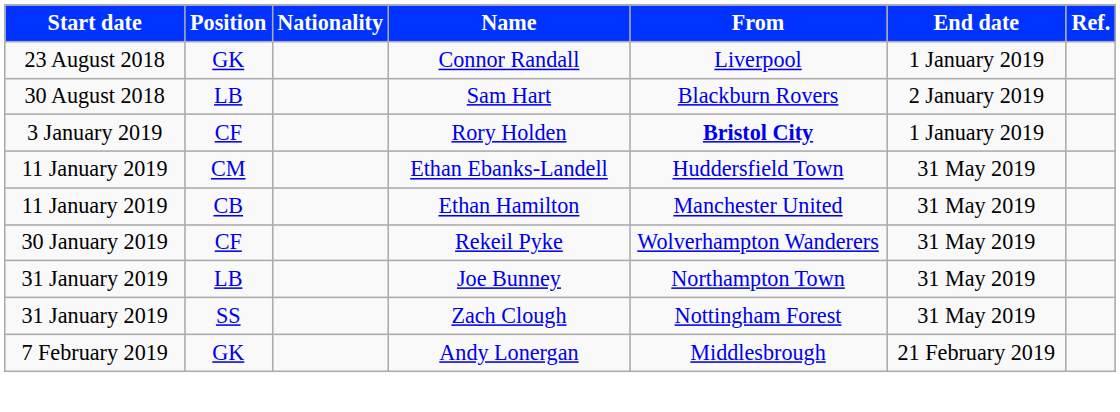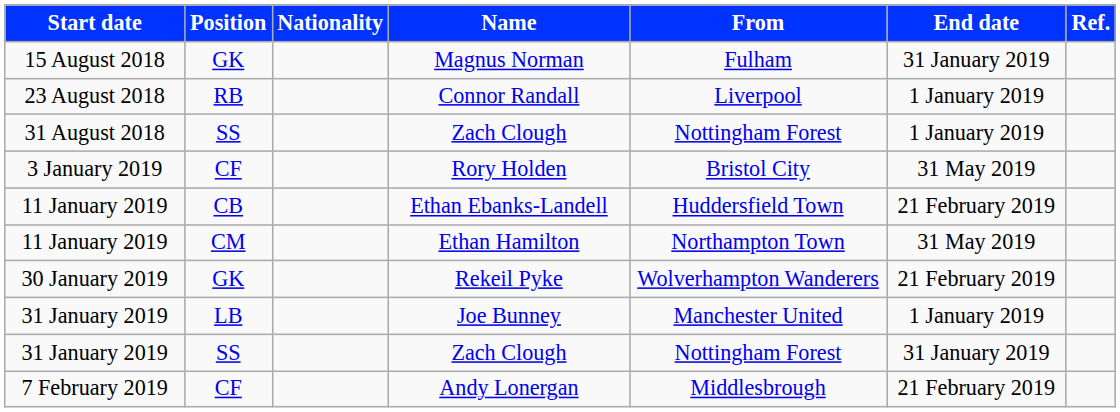+ row: (95, 59)
(228, 59) GK -> (228, 96) RB
- row: (95, 96)
+ row: (95, 132)
(758, 132) bold -> (758, 169) normal
(976, 132) 1 January 2019 -> (976, 169) 31 May 2019
(228, 169) CM -> (228, 206) CB
(976, 169) 31 May 2019 -> (976, 206) 21 February 2019
(228, 206) CB -> (228, 242) CM
(758, 206) Manchester United -> (758, 242) Northampton Town
(228, 242) CF -> (228, 279) GK
(976, 242) 31 May 2019 -> (976, 279) 21 February 2019
(758, 279) Northampton Town -> (758, 315) Manchester United
(976, 279) 31 May 2019 -> (976, 315) 1 January 2019
(976, 315) 31 May 2019 -> (976, 352) 31 January 2019
(228, 352) GK -> (228, 388) CF
